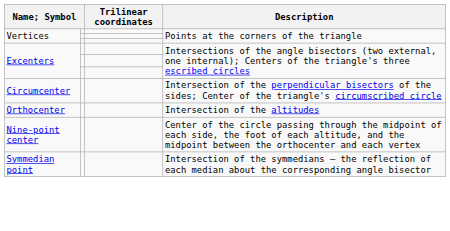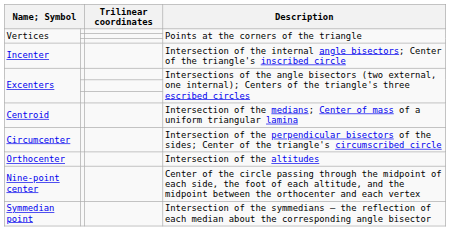+ row: (28, 56)
+ row: (28, 115)
